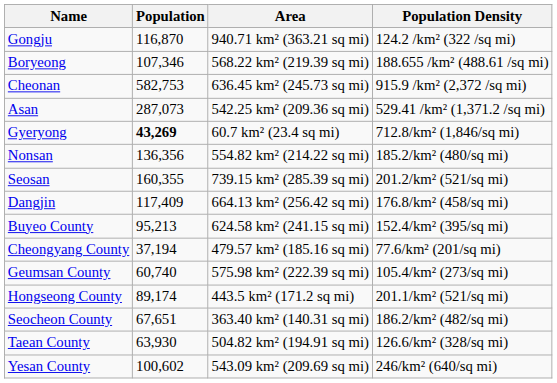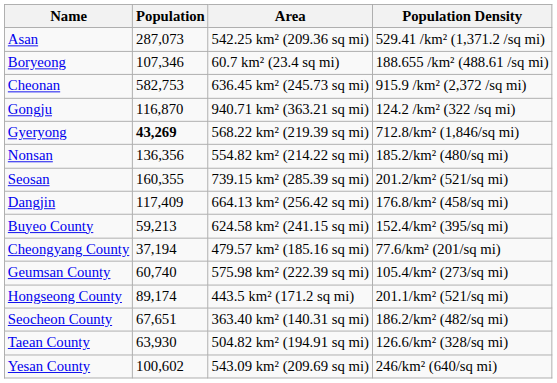rows swapped: (23, 109) <-> (30, 39)
(290, 62) 568.22 km² (219.39 sq mi) -> (276, 62) 60.7 km² (23.4 sq mi)
(276, 132) 60.7 km² (23.4 sq mi) -> (290, 132) 568.22 km² (219.39 sq mi)
(156, 226) 95,213 -> (156, 226) 59,213
